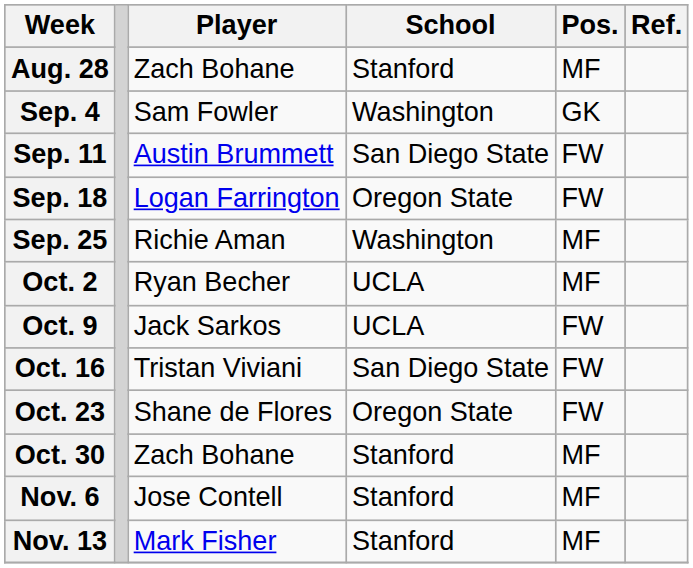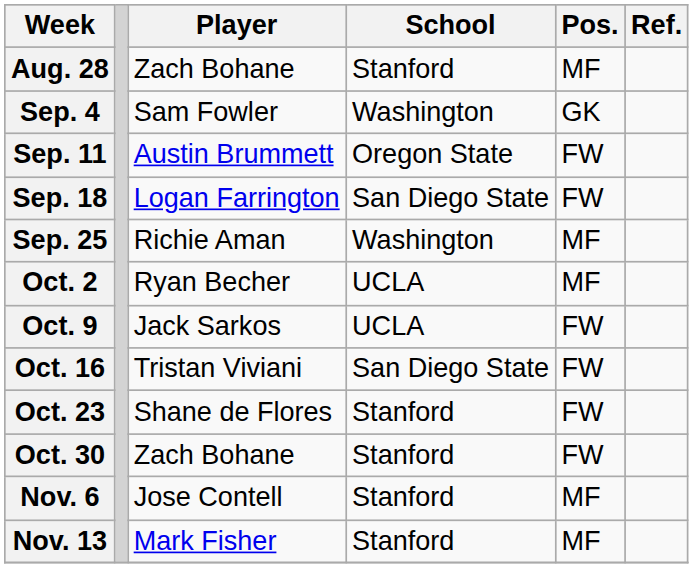(451, 154) San Diego State -> (433, 154) Oregon State
(433, 197) Oregon State -> (451, 197) San Diego State
(433, 411) Oregon State -> (403, 411) Stanford
(581, 454) MF -> (583, 454) FW
